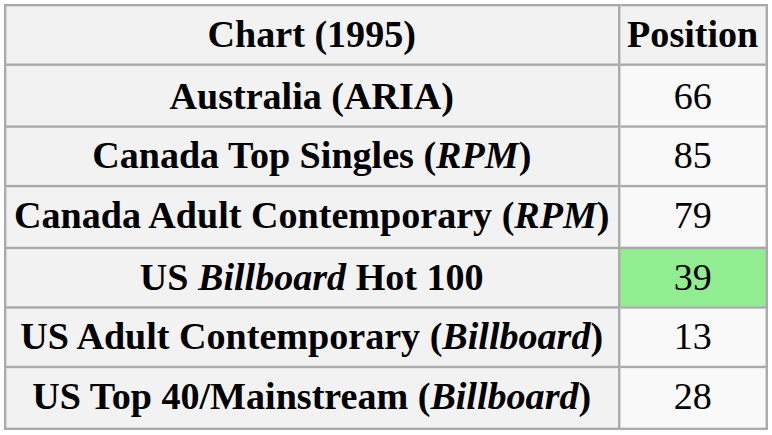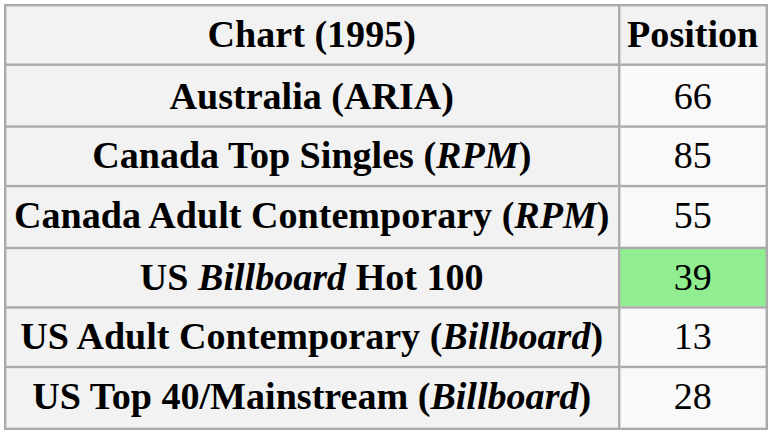(693, 215) 79 -> (693, 215) 55
